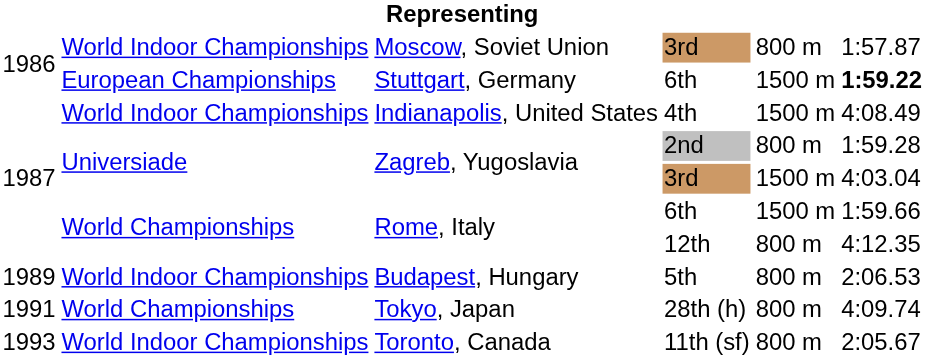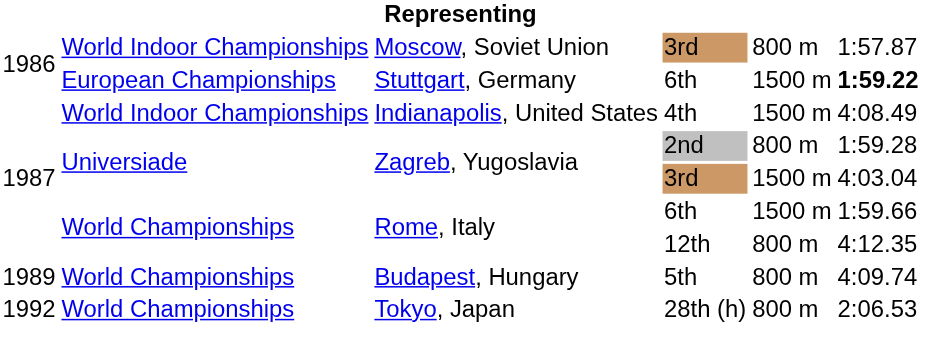(215, 276) World Indoor Championships -> (178, 276) World Championships
(881, 276) 2:06.53 -> (877, 276) 4:09.74
(29, 309) 1991 -> (29, 309) 1992
(881, 309) 4:09.74 -> (877, 309) 2:06.53
- row: (463, 342)
